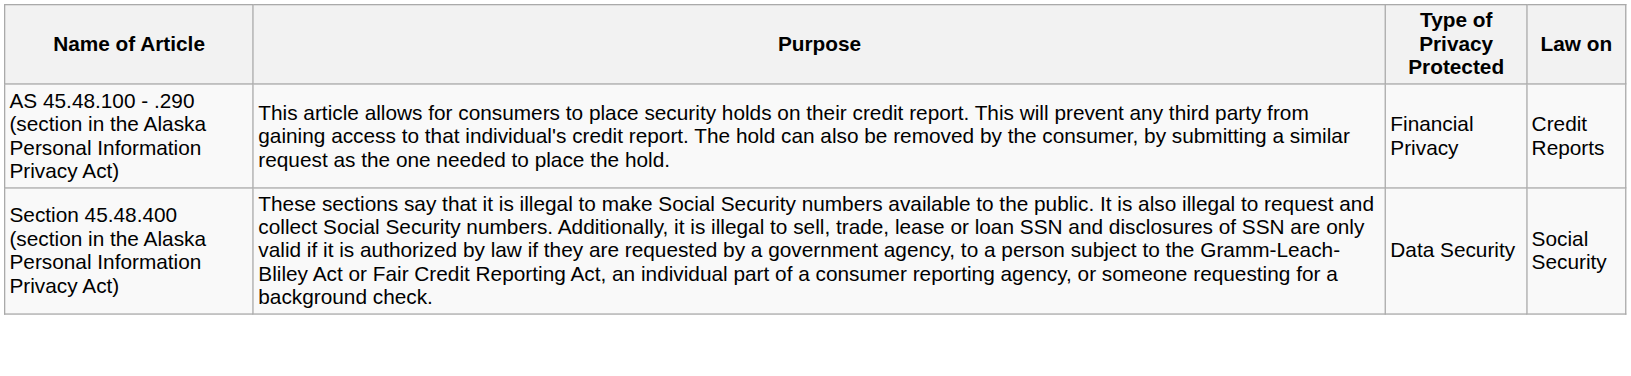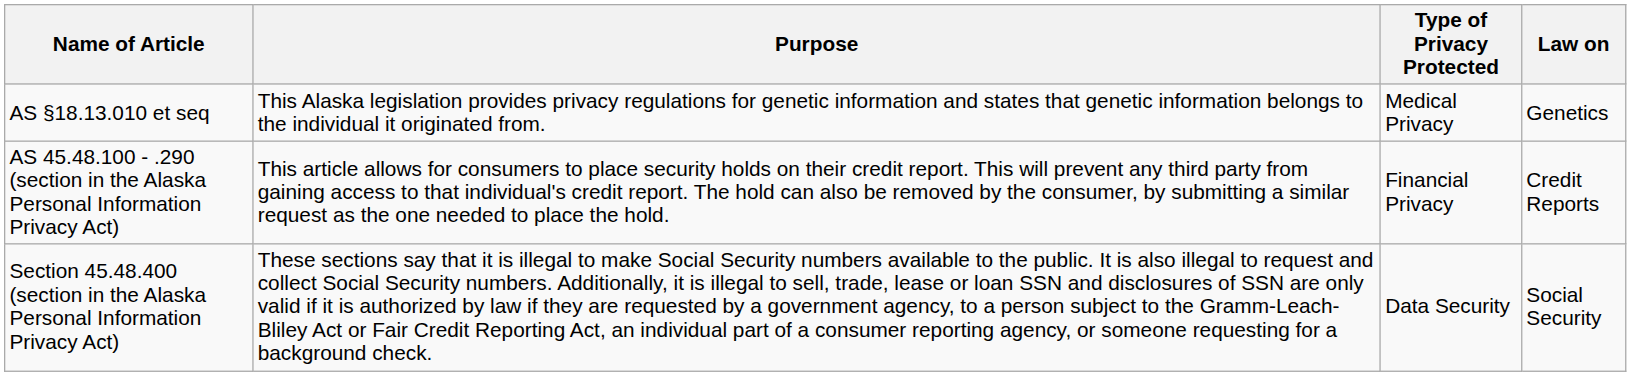+ row: (109, 112)
